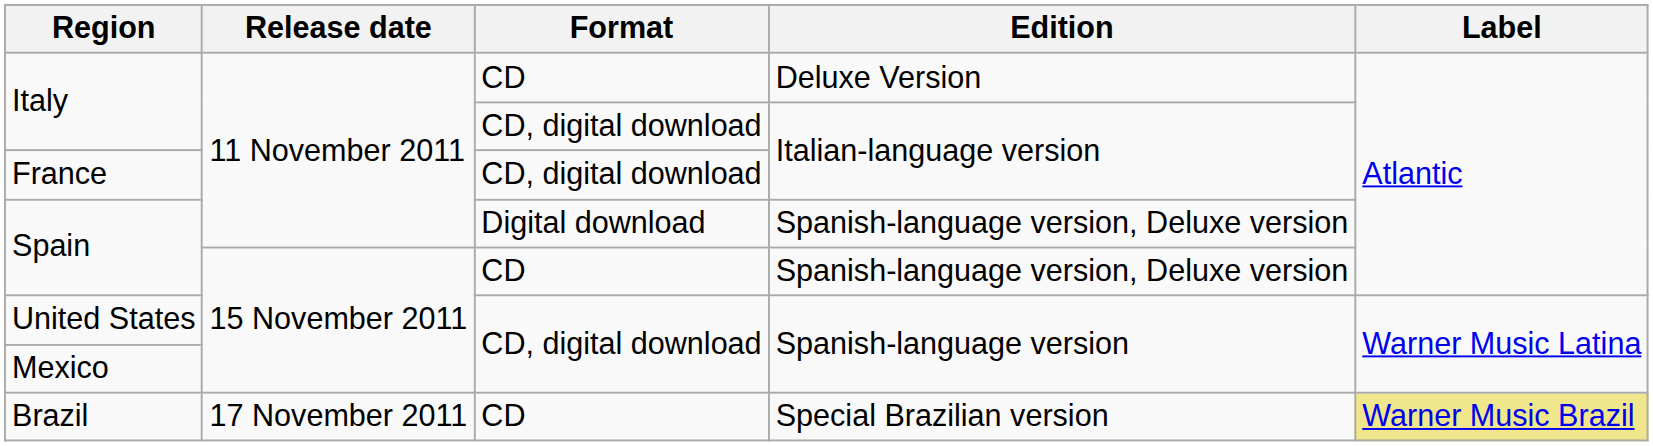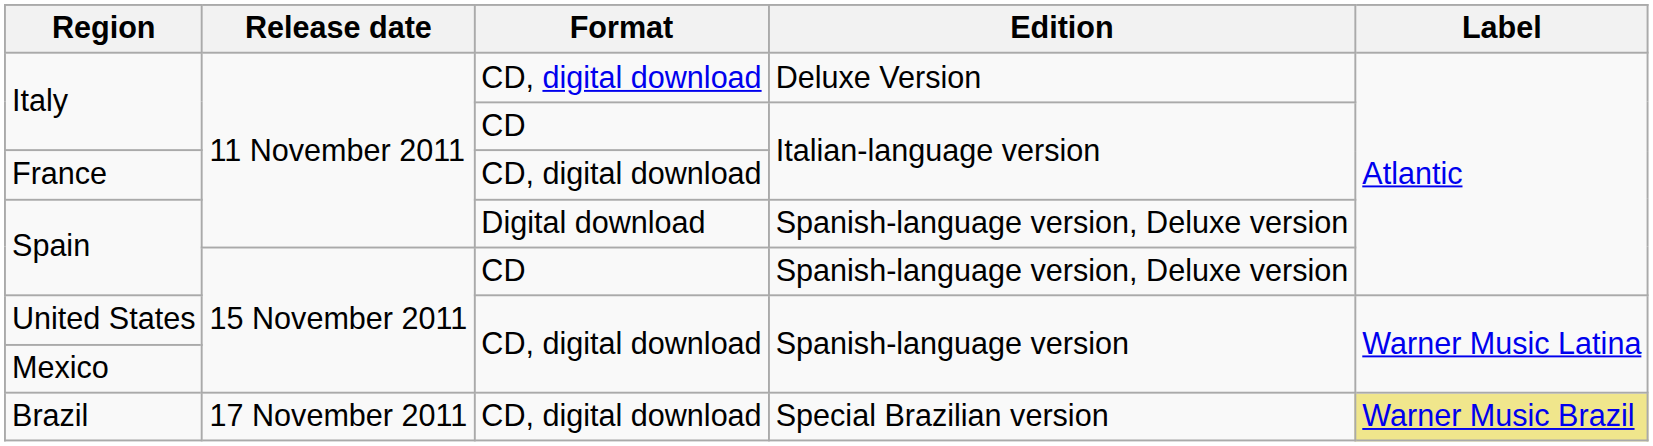(503, 77) CD -> (621, 77) CD, digital download
(621, 125) CD, digital download -> (503, 125) CD
(503, 416) CD -> (621, 416) CD, digital download
